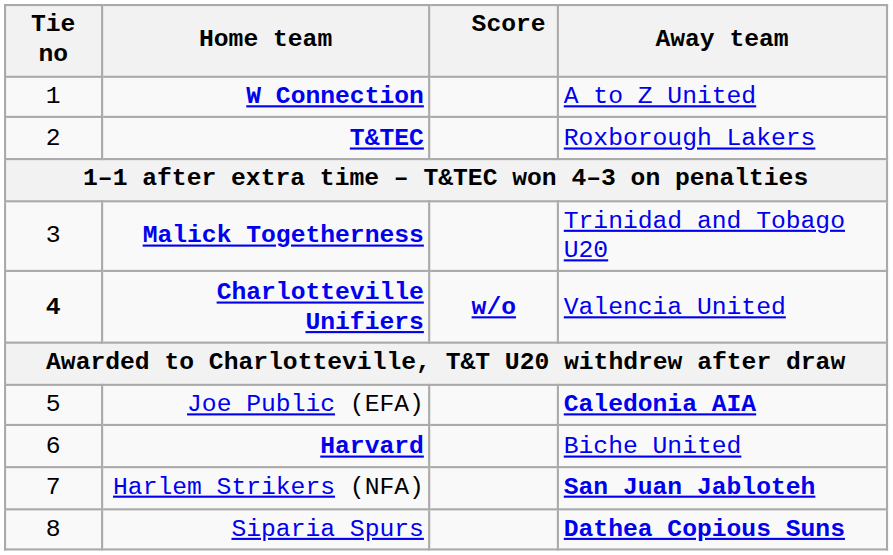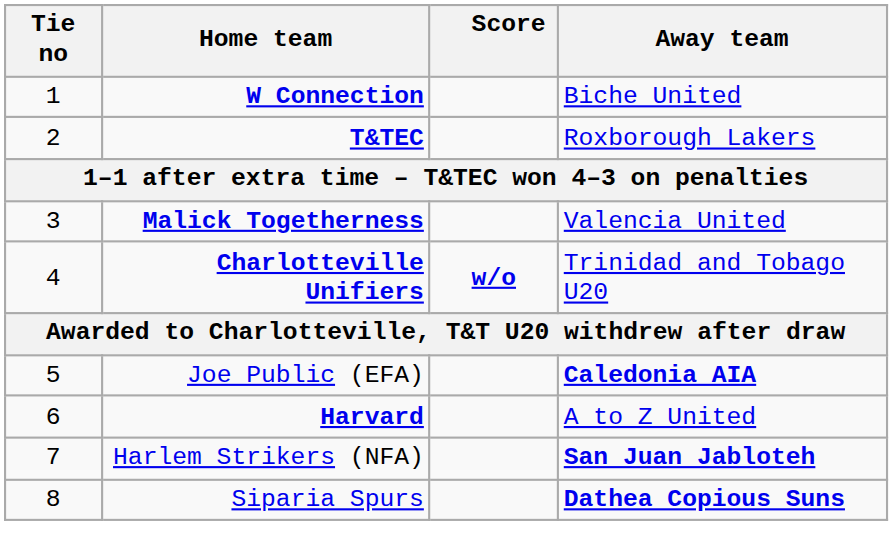(660, 96) A to Z United -> (653, 96) Biche United
(704, 236) Trinidad and Tobago U20 -> (675, 221) Valencia United
(53, 307) bold -> (53, 277) normal
(675, 307) Valencia United -> (704, 277) Trinidad and Tobago U20
(653, 446) Biche United -> (660, 416) A to Z United
